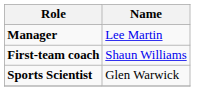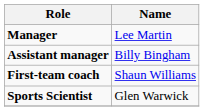+ row: (58, 55)
